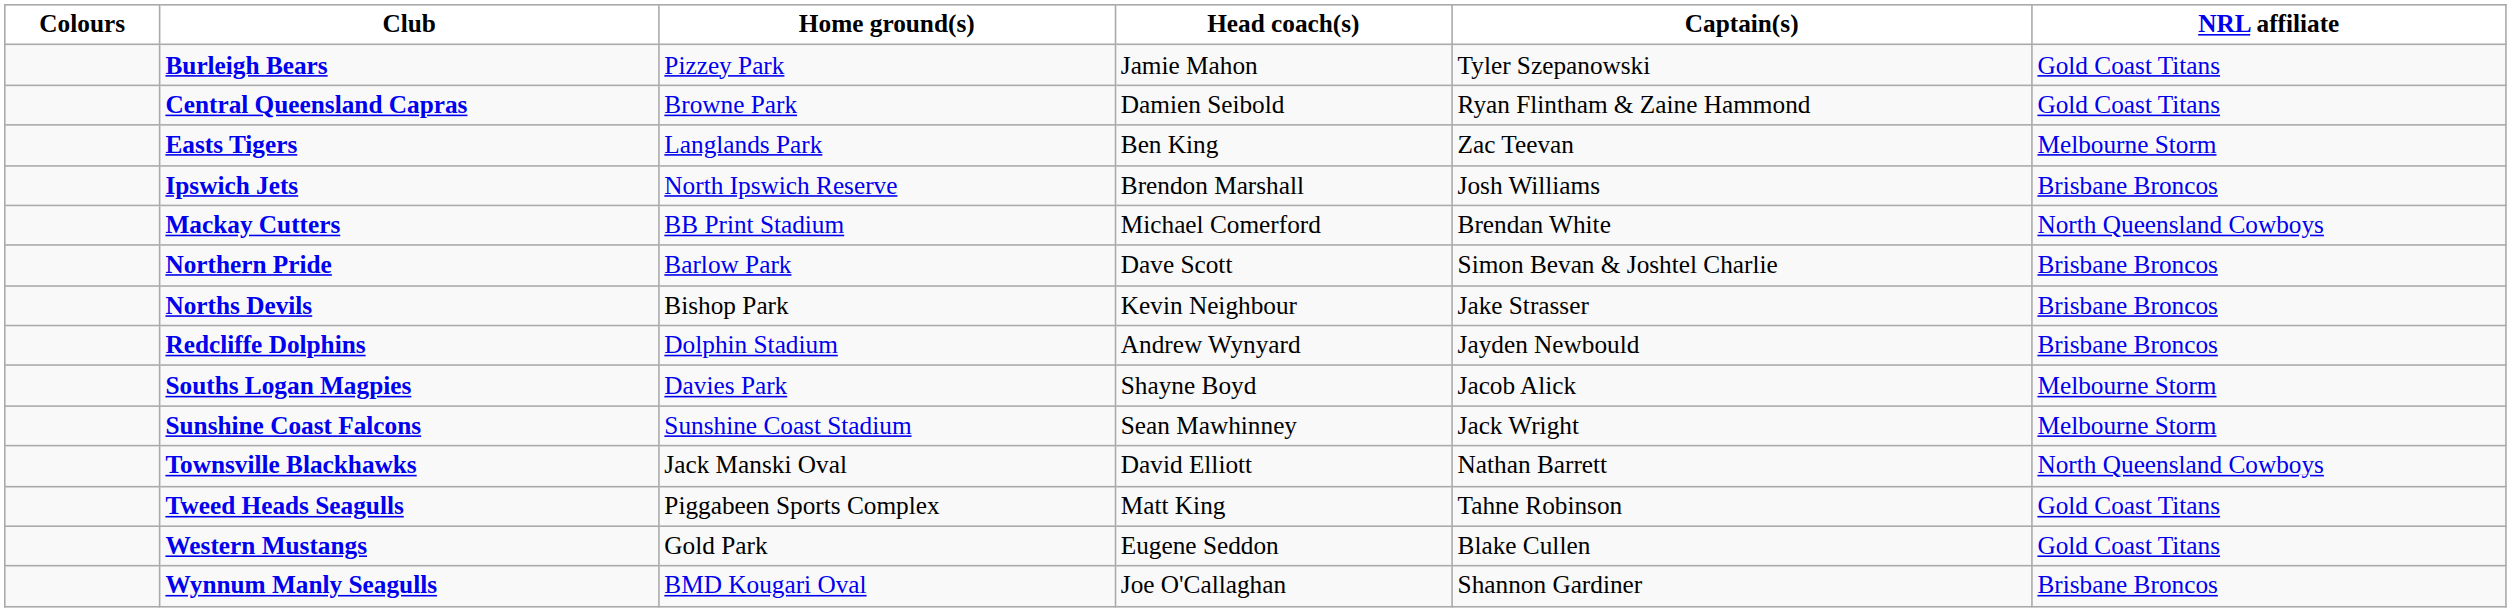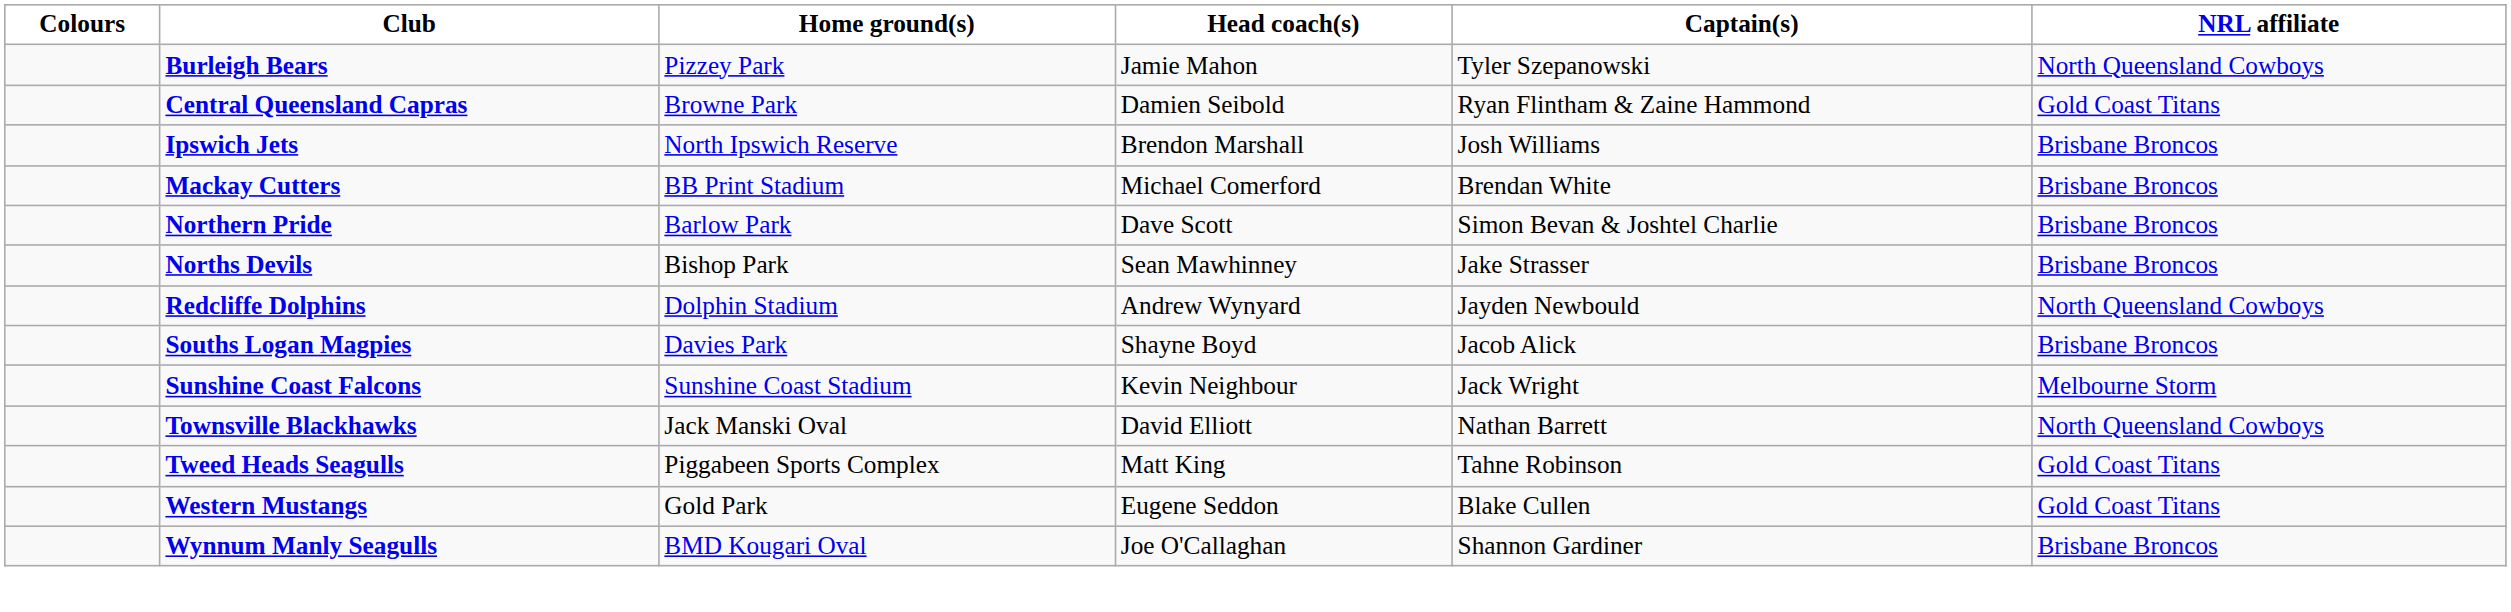(2129, 64) Gold Coast Titans -> (2181, 64) North Queensland Cowboys
- row: (231, 144)
(2181, 225) North Queensland Cowboys -> (2128, 184) Brisbane Broncos
(1209, 305) Kevin Neighbour -> (1209, 265) Sean Mawhinney
(2128, 345) Brisbane Broncos -> (2181, 305) North Queensland Cowboys
(2127, 385) Melbourne Storm -> (2128, 345) Brisbane Broncos
(1209, 425) Sean Mawhinney -> (1209, 385) Kevin Neighbour
